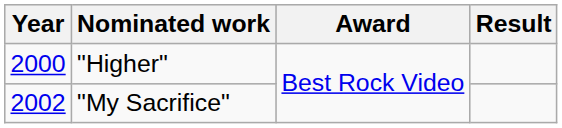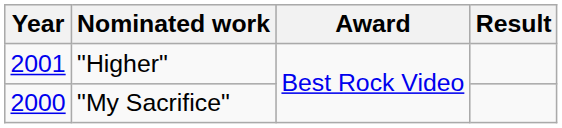(38, 63) 2000 -> (38, 63) 2001
(38, 102) 2002 -> (38, 102) 2000
